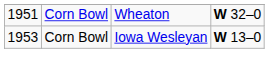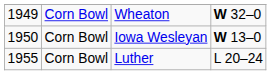(23, 15) 1951 -> (23, 15) 1949
(23, 37) 1953 -> (23, 37) 1950
+ row: (134, 59)
